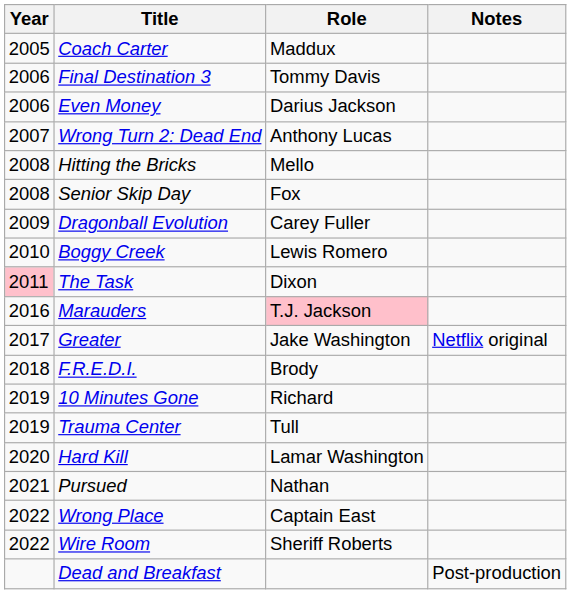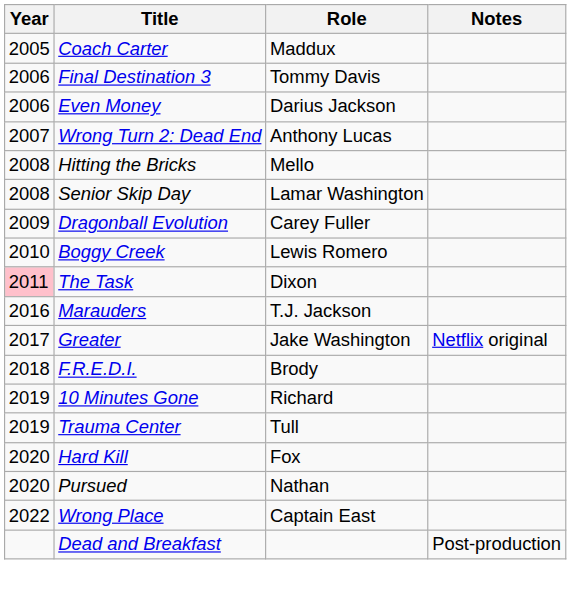(285, 194) Fox -> (347, 194) Lamar Washington
(321, 310) pink background -> (321, 310) no background
(347, 456) Lamar Washington -> (285, 456) Fox
(29, 485) 2021 -> (29, 485) 2020
- row: (104, 544)
